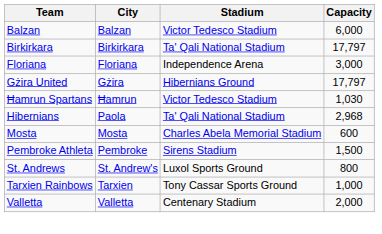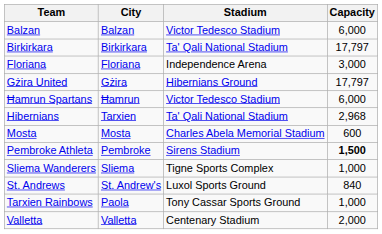(349, 99) 1,030 -> (352, 99) 6,000
(112, 116) Paola -> (118, 116) Tarxien
(349, 151) normal -> (352, 151) bold
+ row: (51, 168)
(349, 168) 800 -> (352, 185) 840
(115, 185) Tarxien -> (115, 202) Paola
